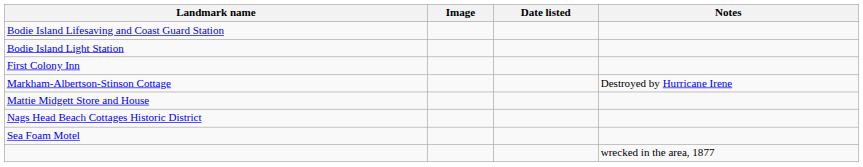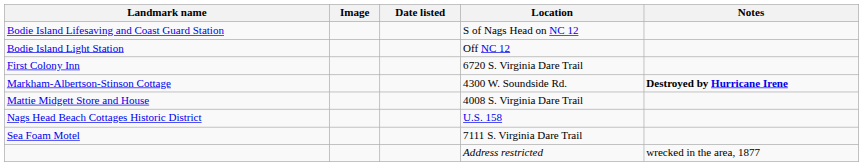+ column: (552, 13)
(666, 83) normal -> (717, 83) bold
